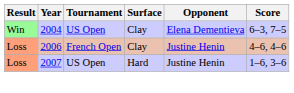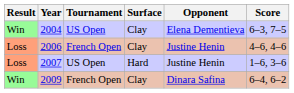+ row: (51, 79)
